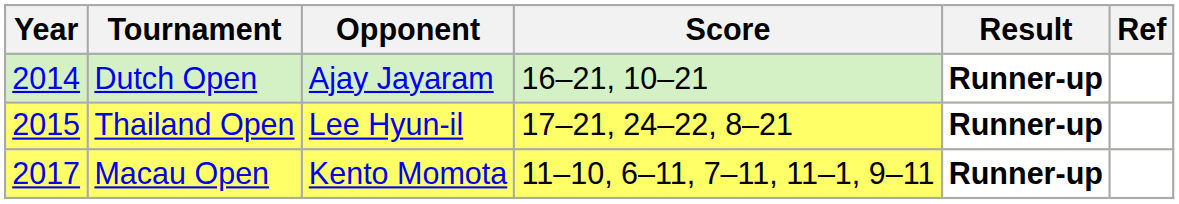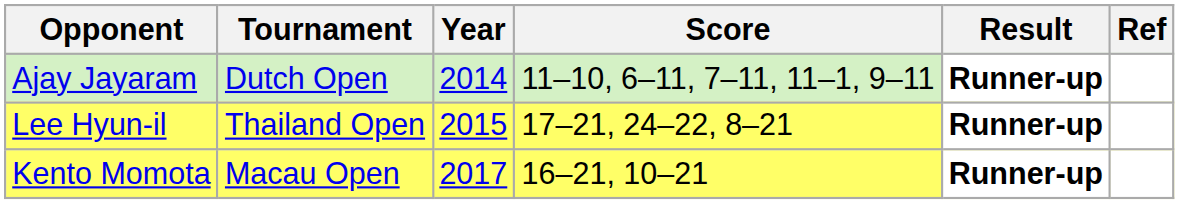columns swapped: (46, 30) <-> (408, 30)
(615, 78) 16–21, 10–21 -> (728, 78) 11–10, 6–11, 7–11, 11–1, 9–11
(728, 174) 11–10, 6–11, 7–11, 11–1, 9–11 -> (615, 174) 16–21, 10–21
